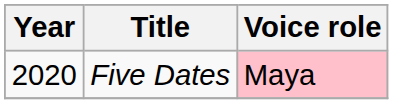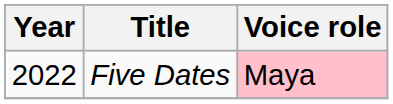(44, 74) 2020 -> (44, 74) 2022
